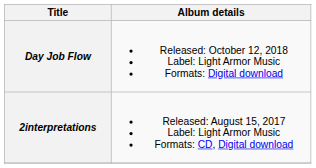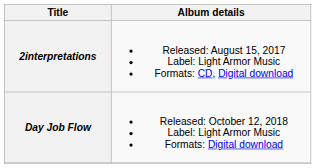rows swapped: (58, 127) <-> (58, 56)
